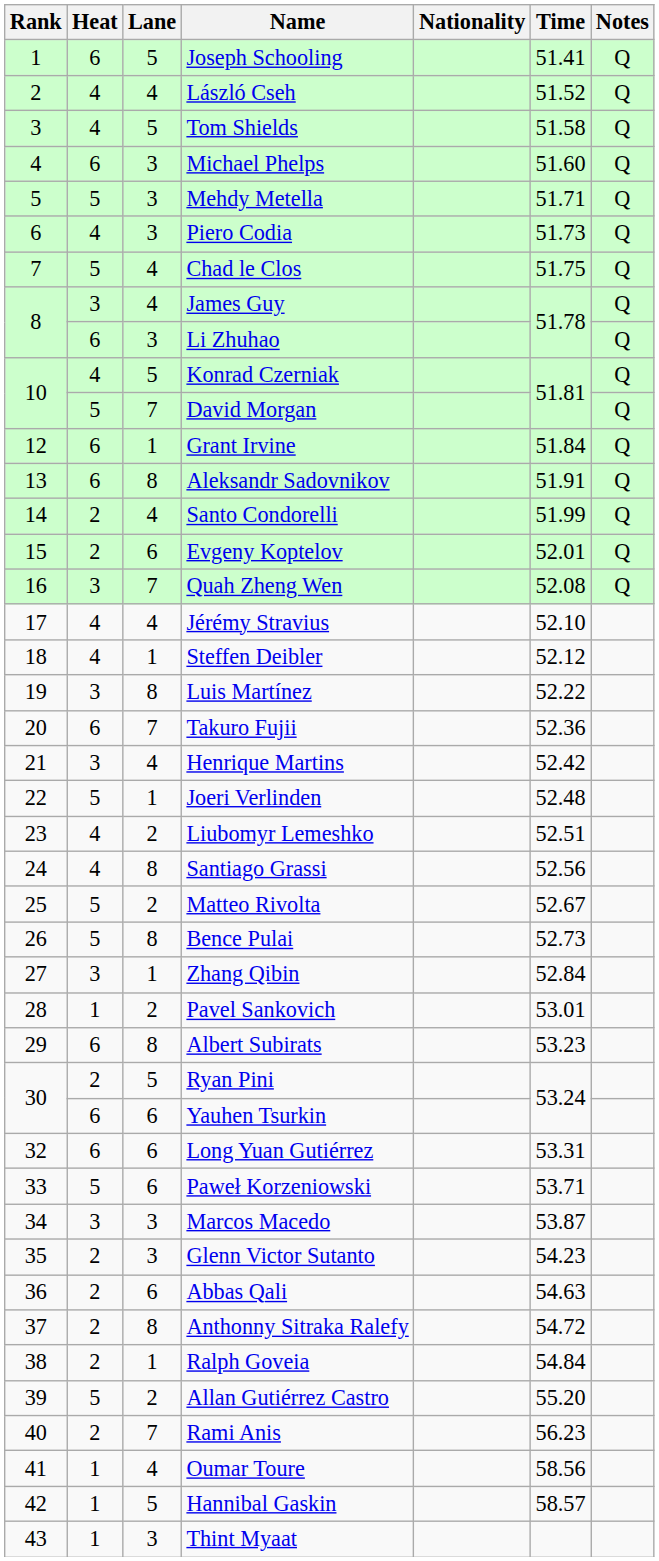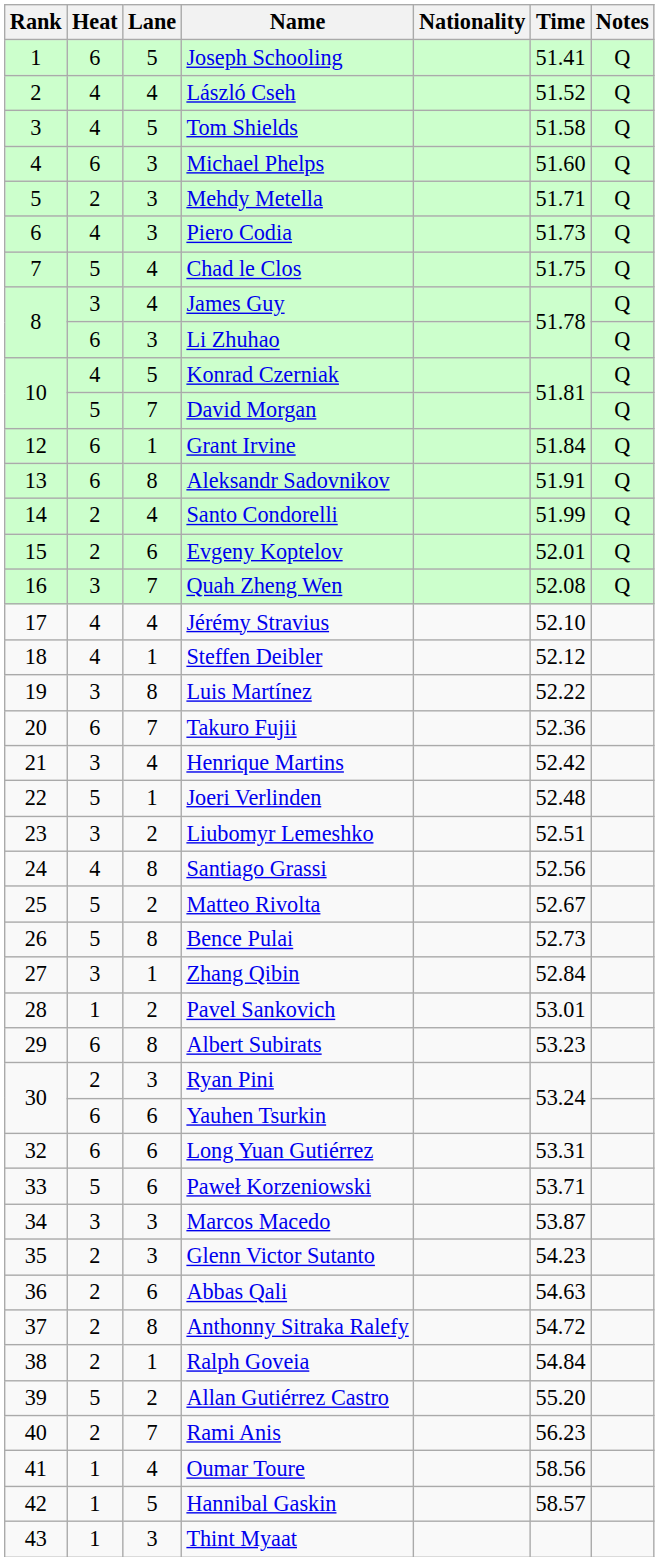(95, 198) 5 -> (95, 198) 2
(95, 833) 4 -> (95, 833) 3
(152, 1080) 5 -> (152, 1080) 3
